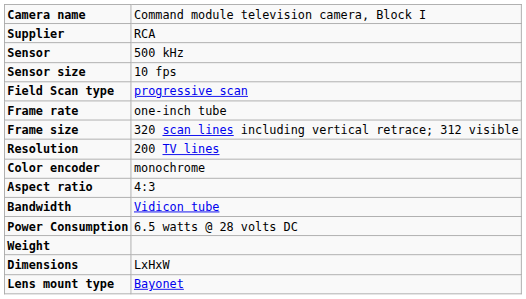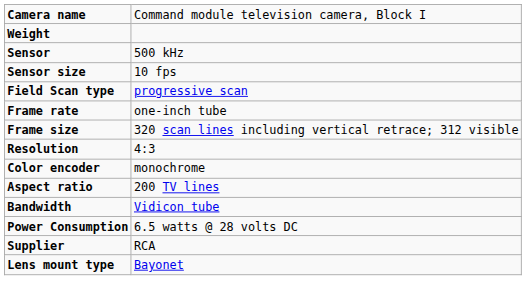rows swapped: (36, 33) <-> (29, 245)
(177, 149) 200 TV lines -> (145, 149) 4:3
(145, 188) 4:3 -> (177, 188) 200 TV lines
- row: (43, 265)
